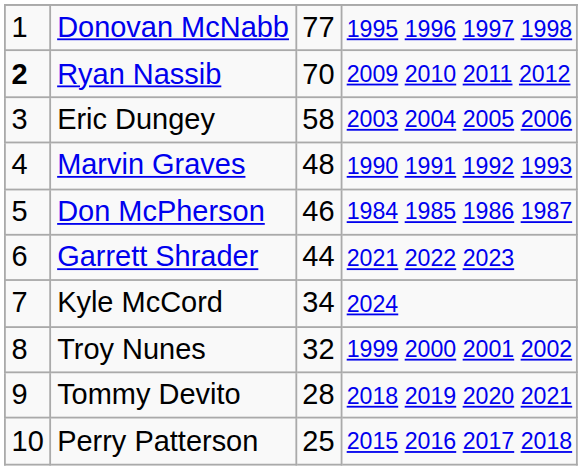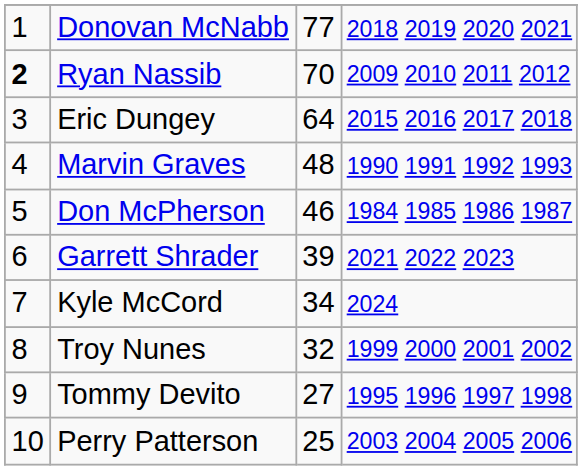(459, 28) 1995 1996 1997 1998 -> (459, 28) 2018 2019 2020 2021
(318, 119) 58 -> (318, 119) 64
(459, 120) 2003 2004 2005 2006 -> (459, 120) 2015 2016 2017 2018
(318, 257) 44 -> (318, 257) 39
(318, 394) 28 -> (318, 394) 27
(459, 395) 2018 2019 2020 2021 -> (459, 395) 1995 1996 1997 1998
(459, 441) 2015 2016 2017 2018 -> (459, 441) 2003 2004 2005 2006
